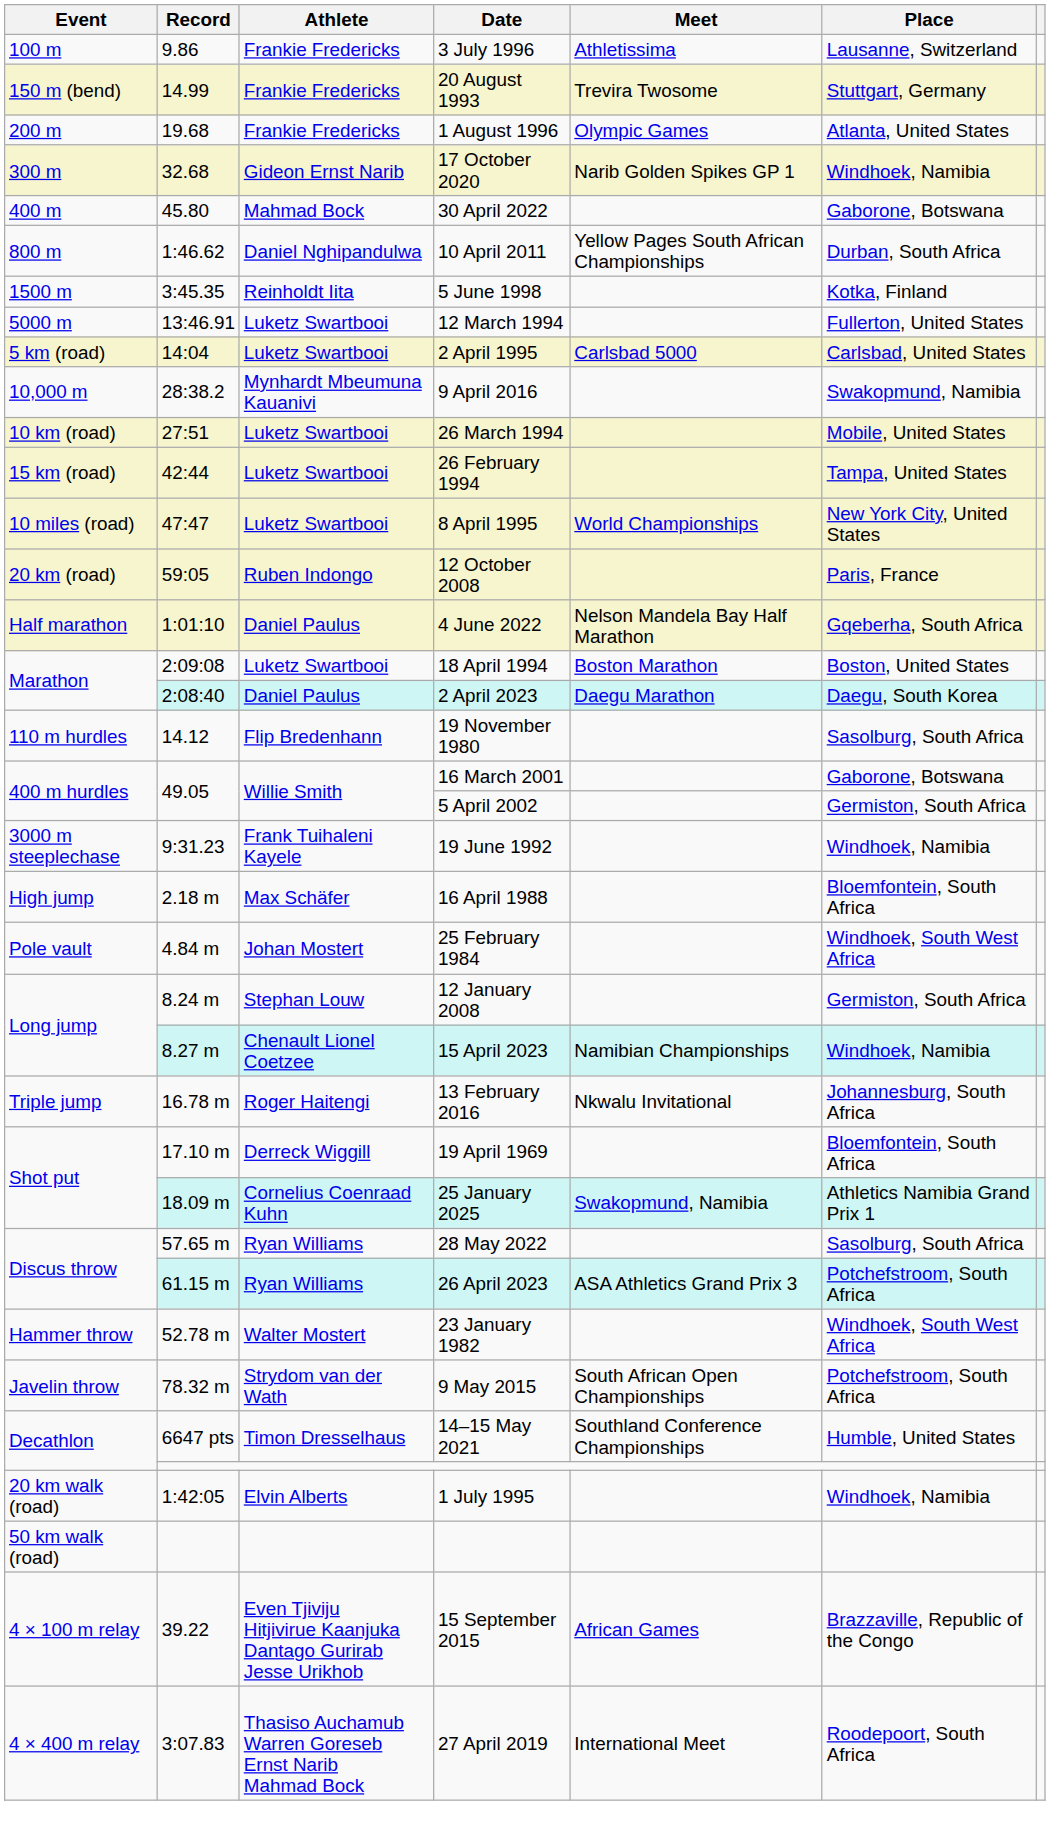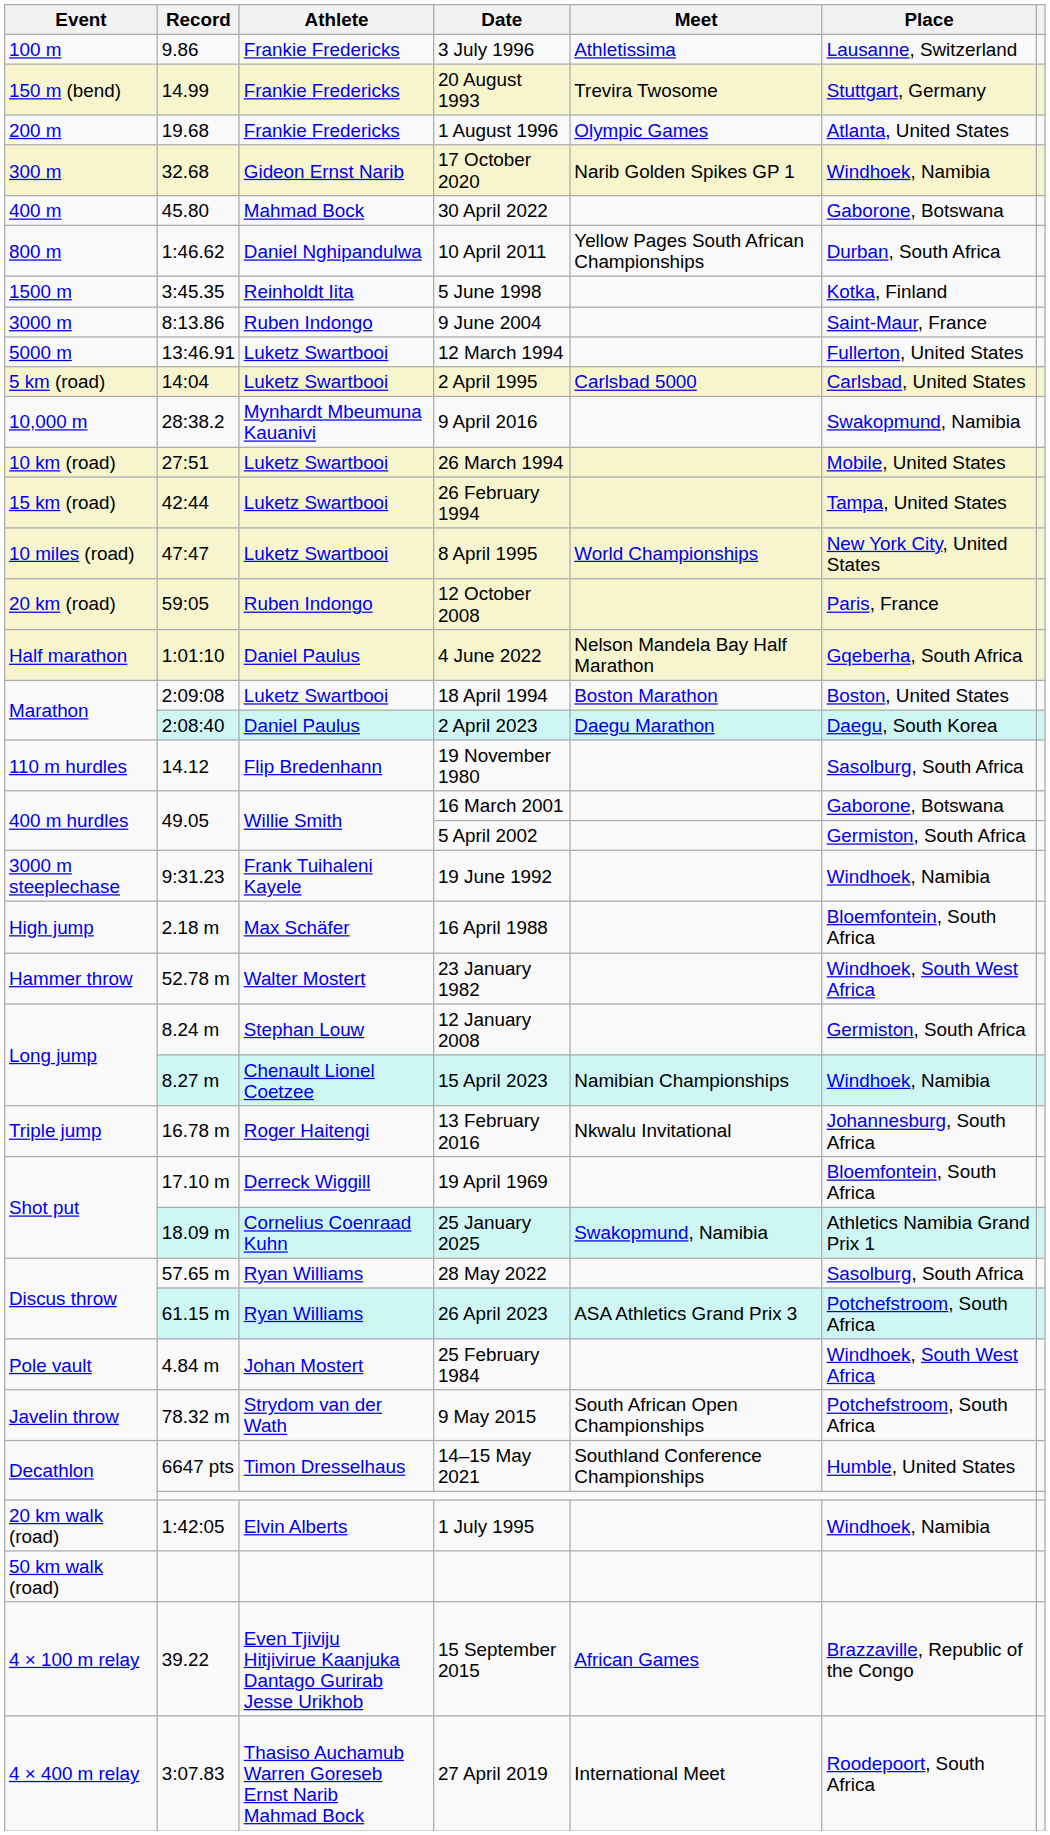+ row: (40, 322)
rows swapped: (50, 948) <-> (71, 1335)
